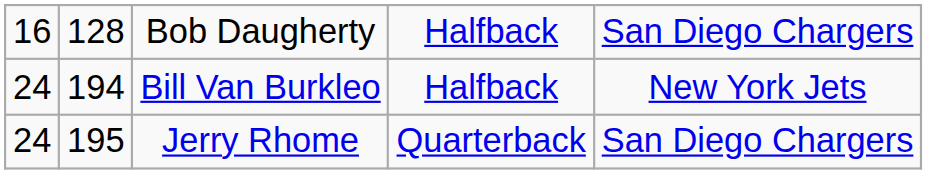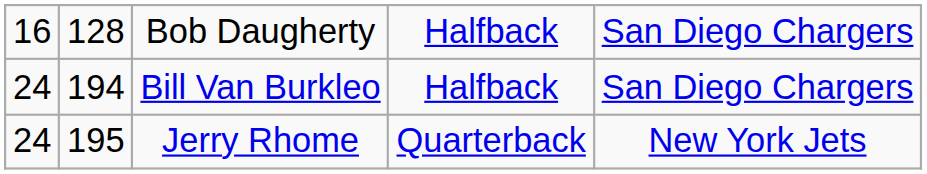(758, 86) New York Jets -> (758, 86) San Diego Chargers
(758, 140) San Diego Chargers -> (758, 140) New York Jets
